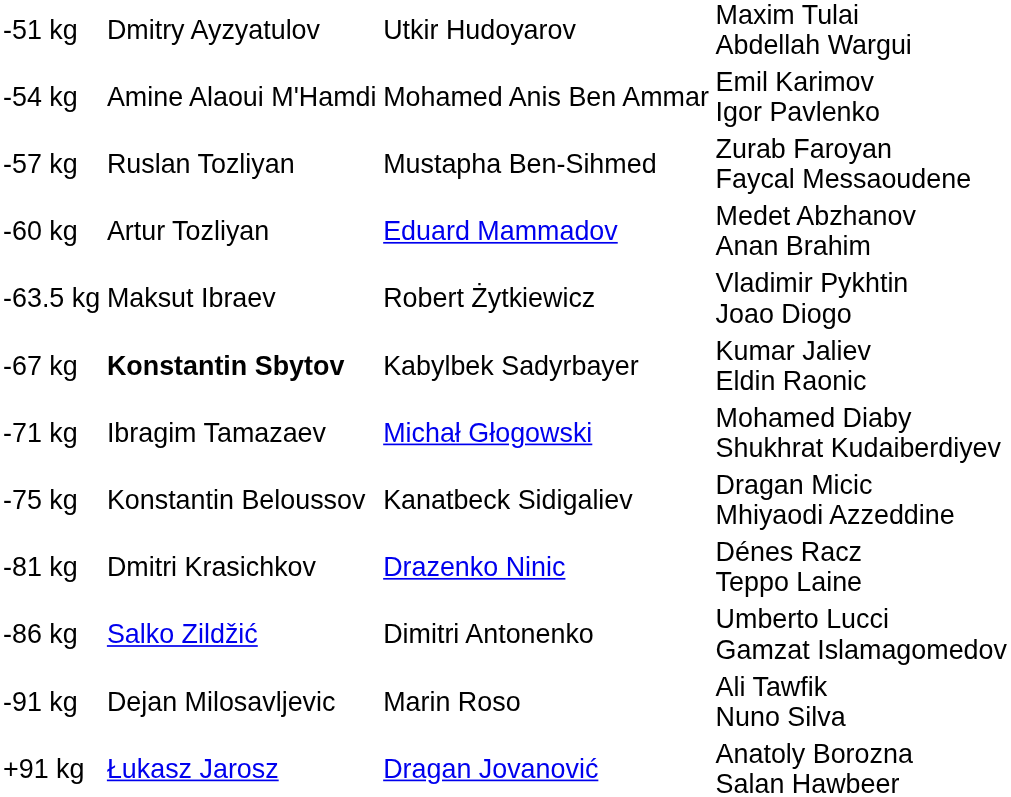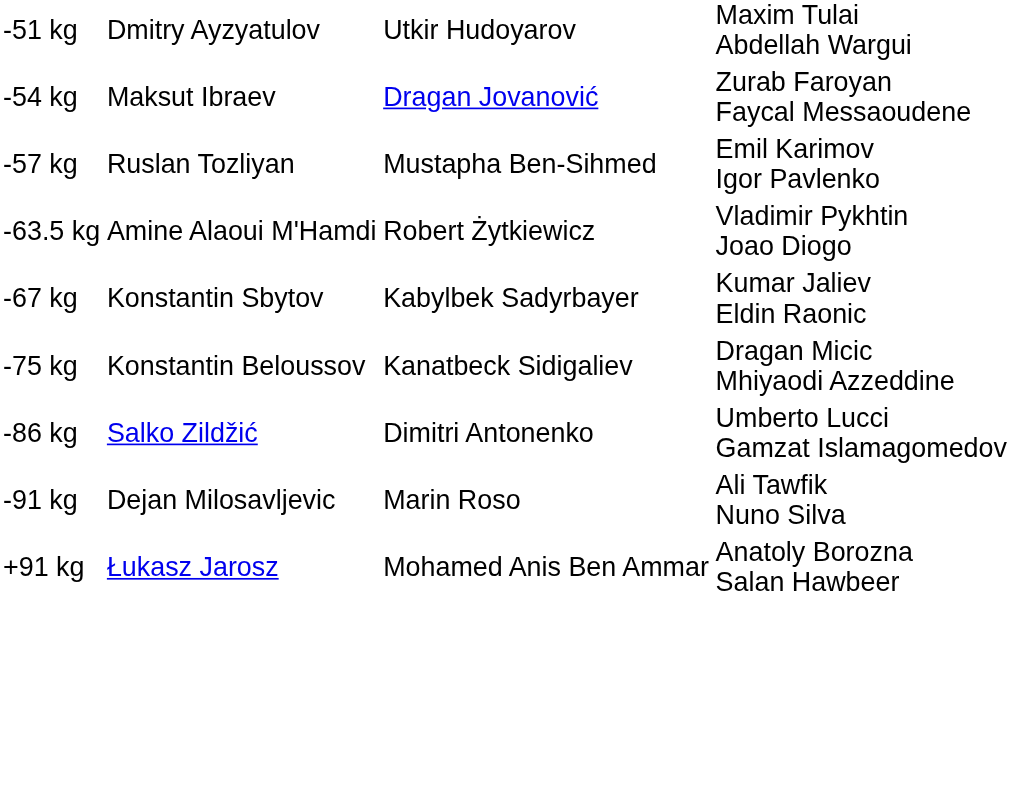(242, 97) Amine Alaoui M'Hamdi -> (191, 97) Maksut Ibraev
(546, 97) Mohamed Anis Ben Ammar -> (491, 97) Dragan Jovanović
(798, 97) Emil Karimov Igor Pavlenko -> (843, 97) Zurab Faroyan Faycal Messaoudene
(843, 164) Zurab Faroyan Faycal Messaoudene -> (798, 164) Emil Karimov Igor Pavlenko
- row: (40, 231)
(191, 298) Maksut Ibraev -> (242, 231) Amine Alaoui M'Hamdi
(226, 365) bold -> (215, 298) normal
- row: (40, 433)
- row: (40, 567)
(491, 769) Dragan Jovanović -> (546, 567) Mohamed Anis Ben Ammar
